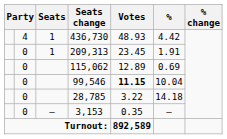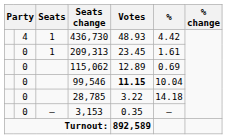(169, 52) 1.91 -> (169, 52) 1.61
